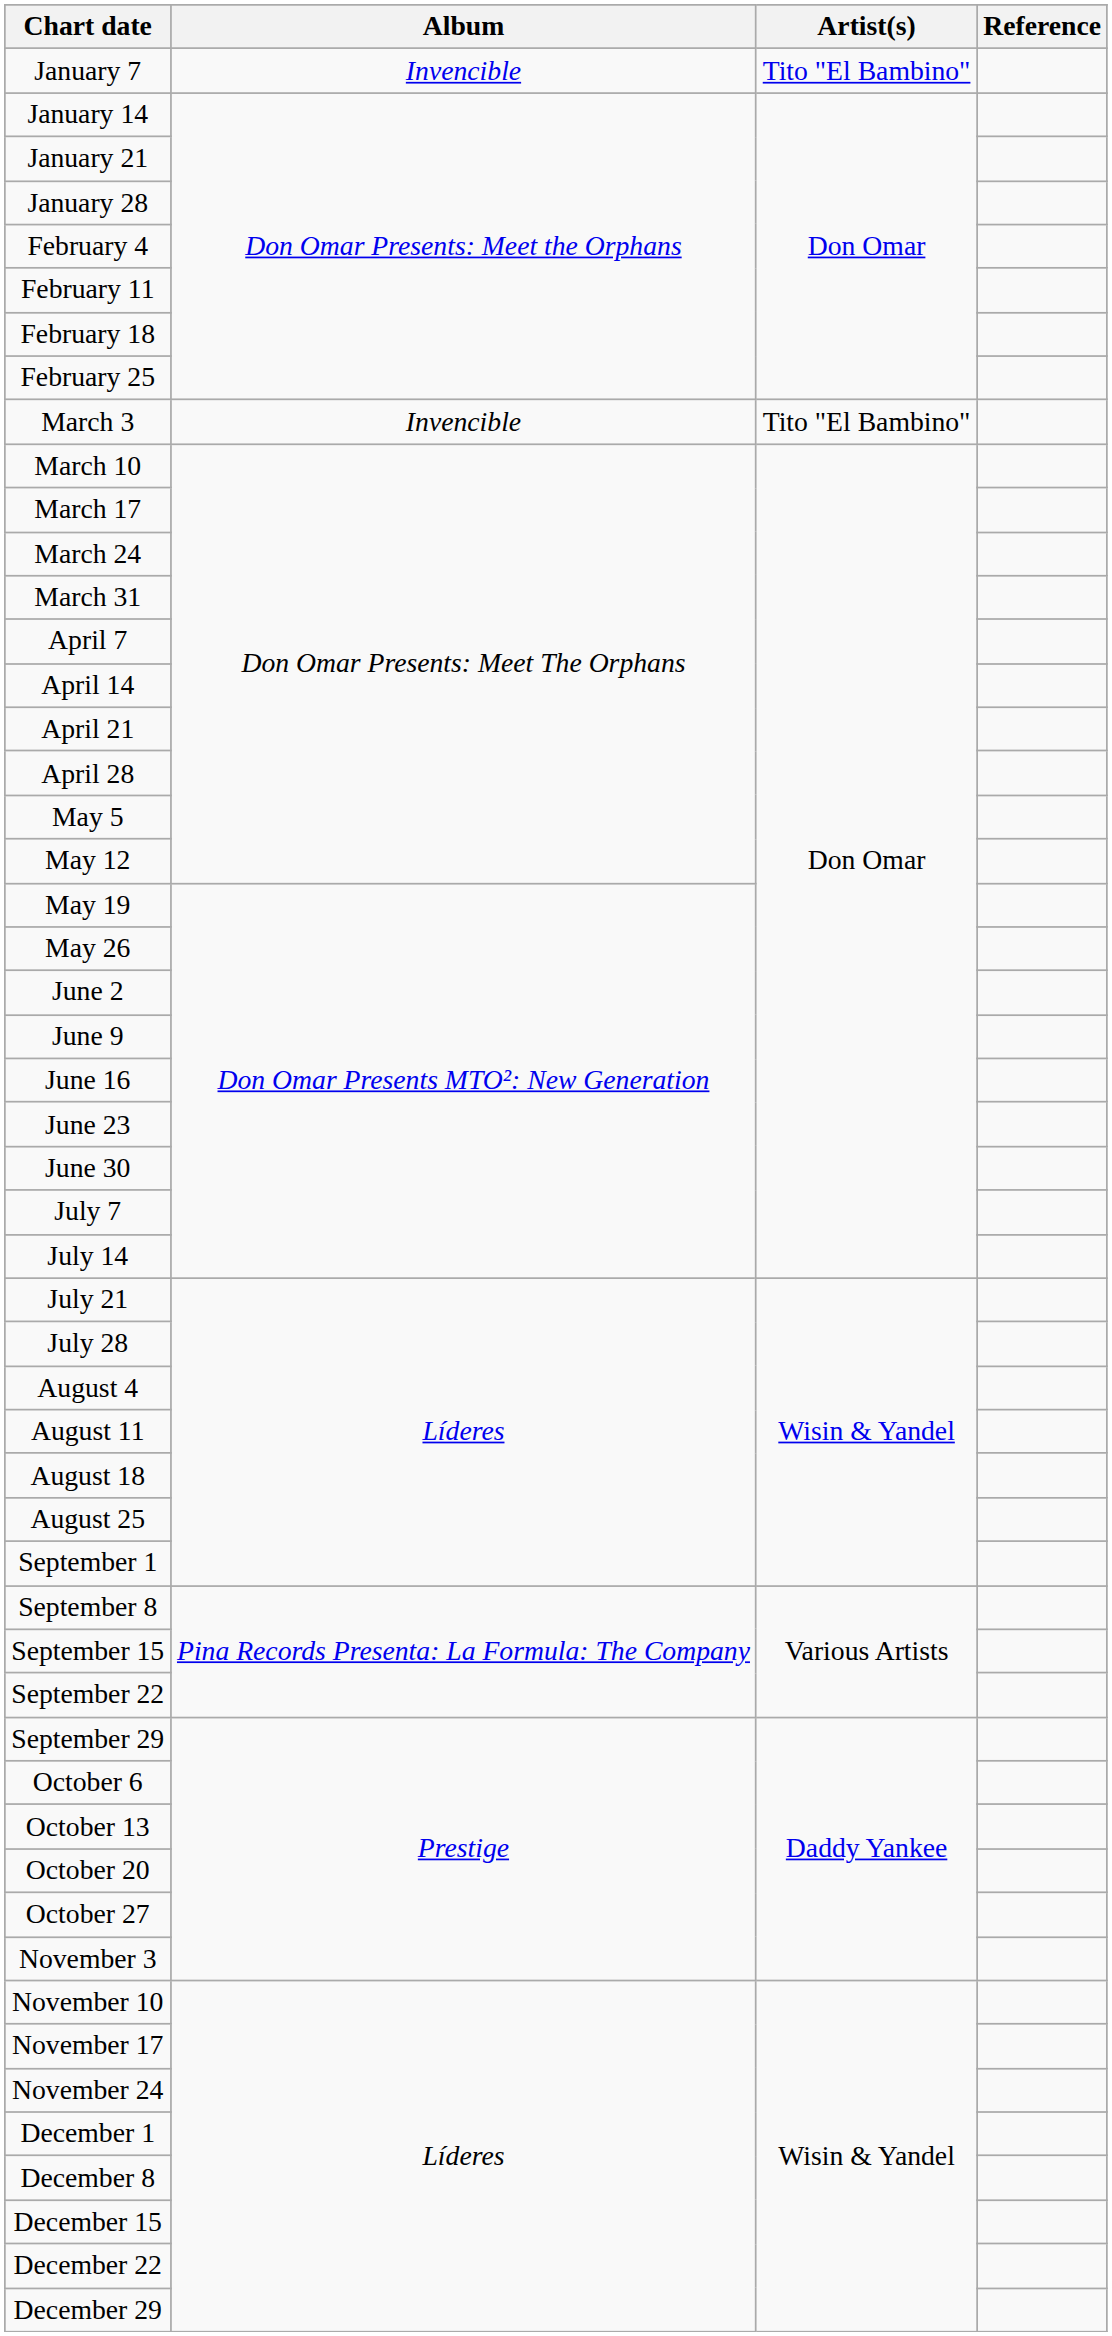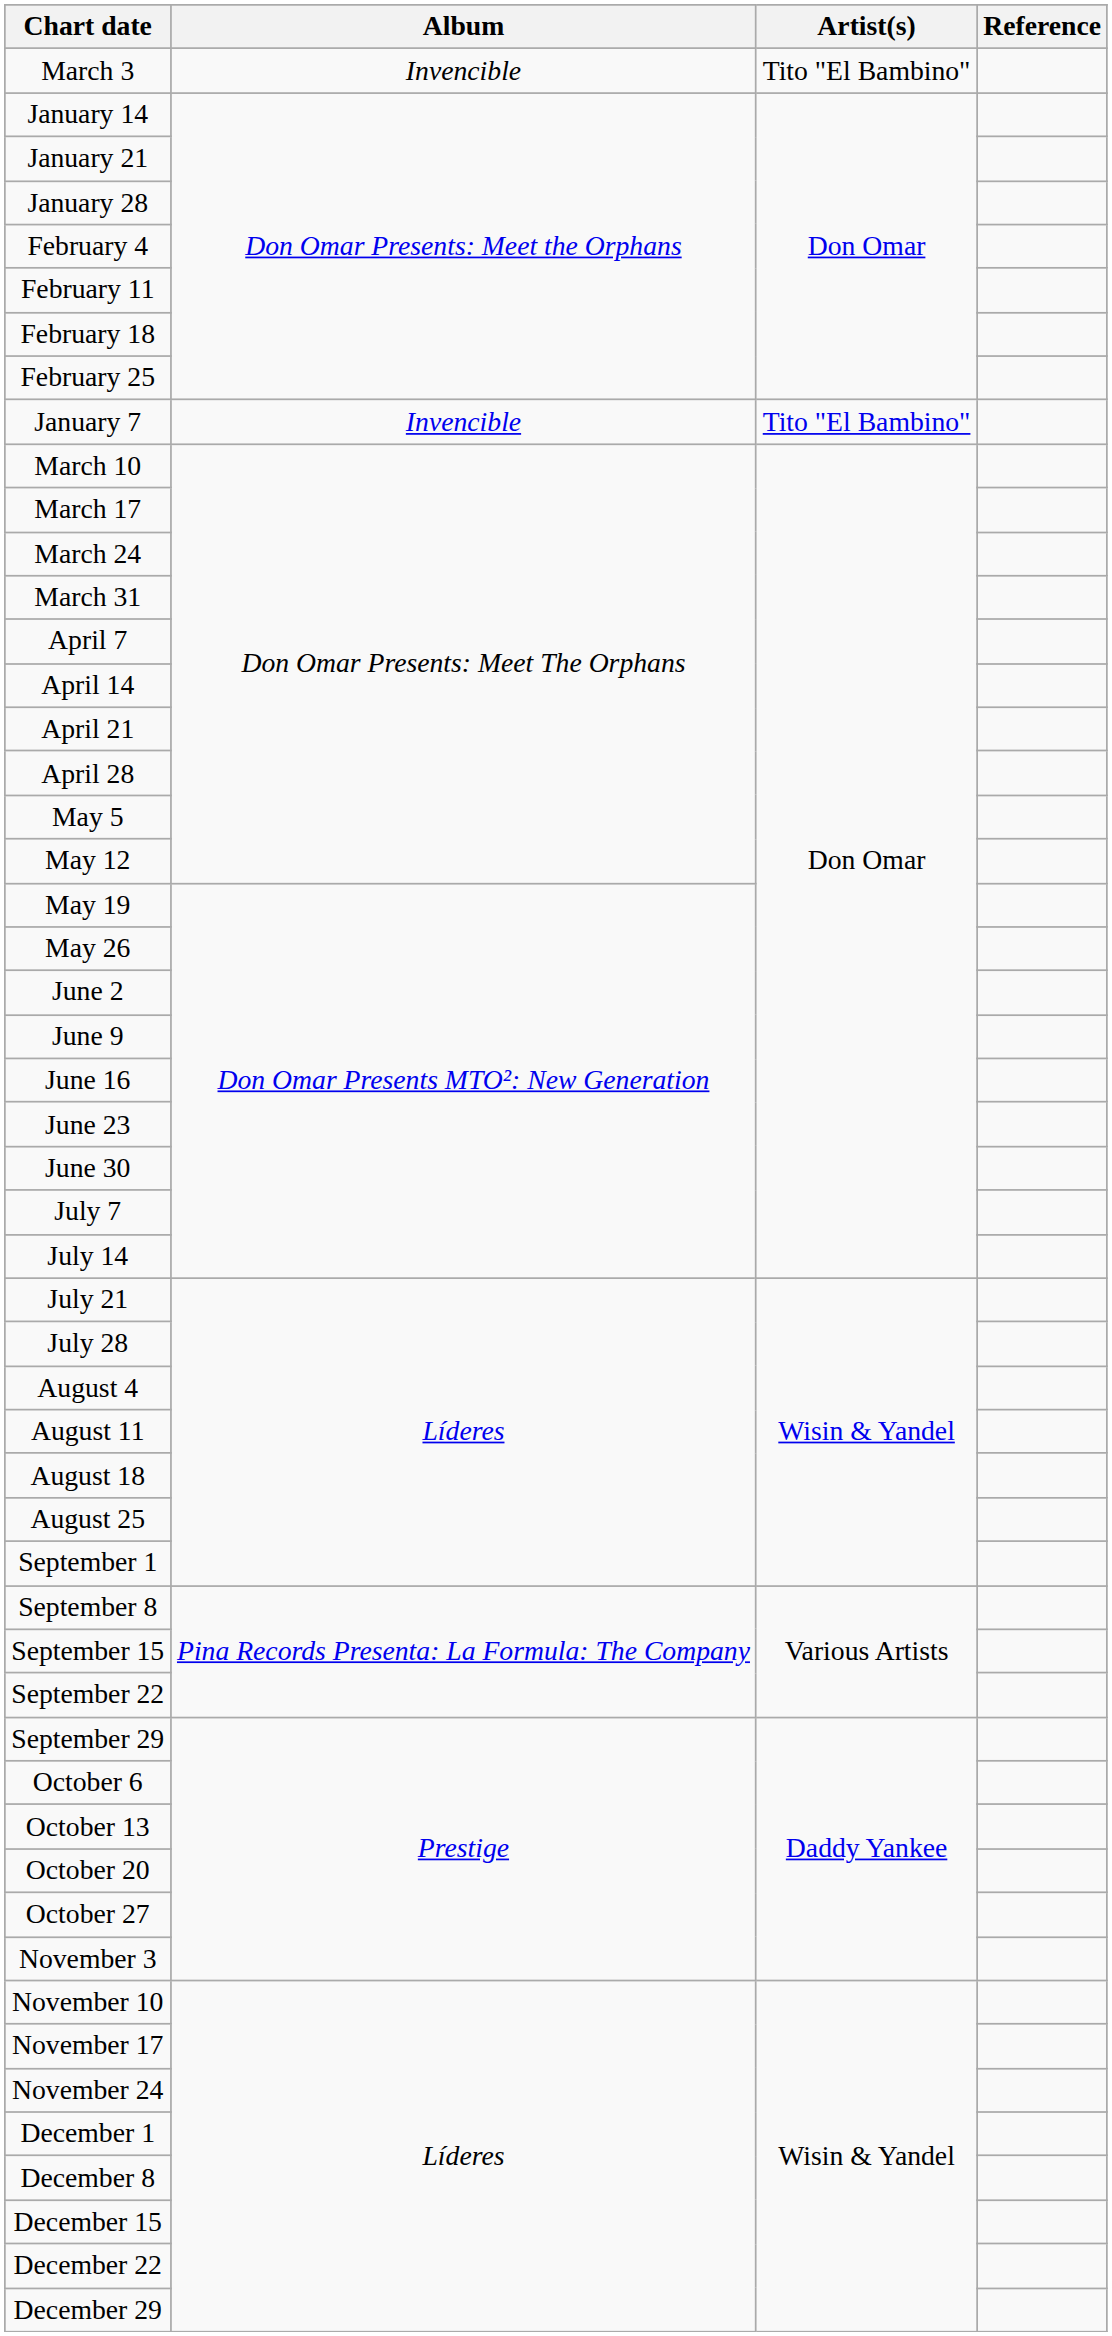rows swapped: (88, 70) <-> (88, 421)
